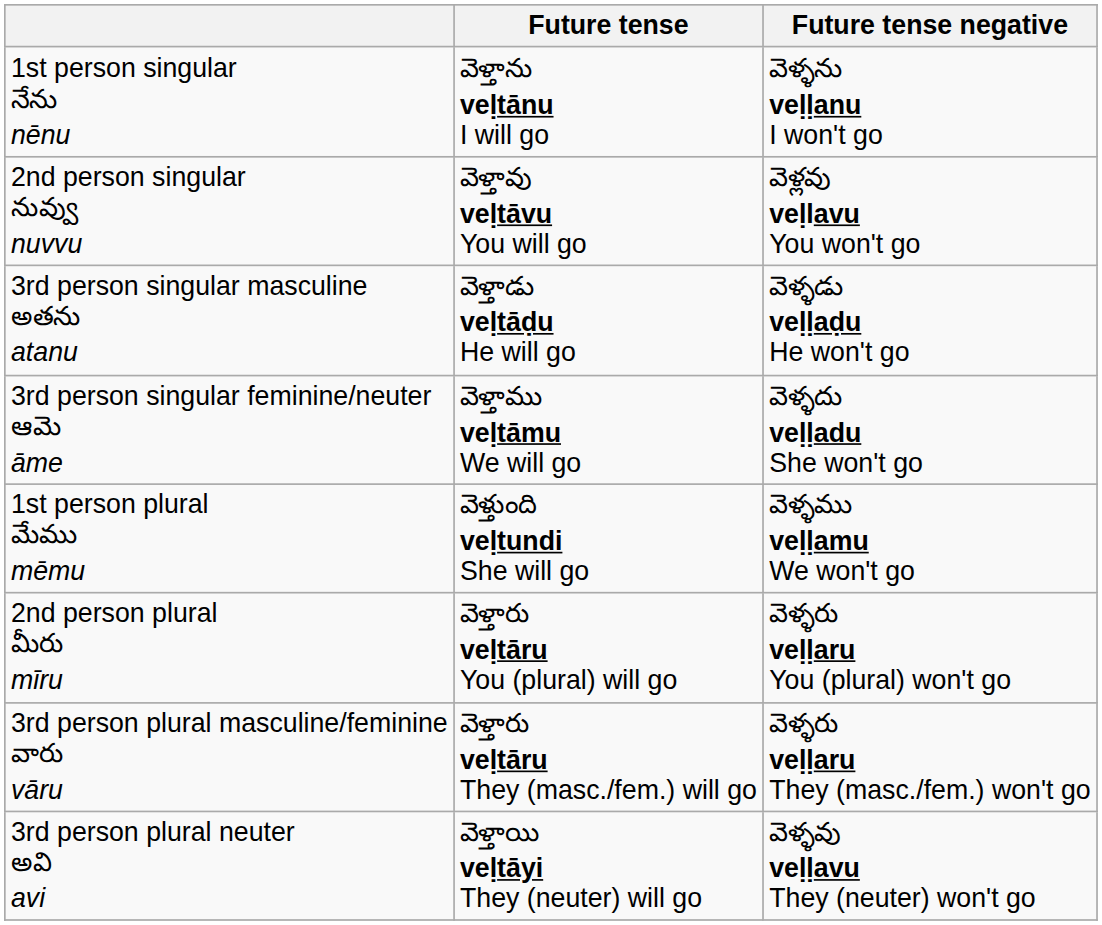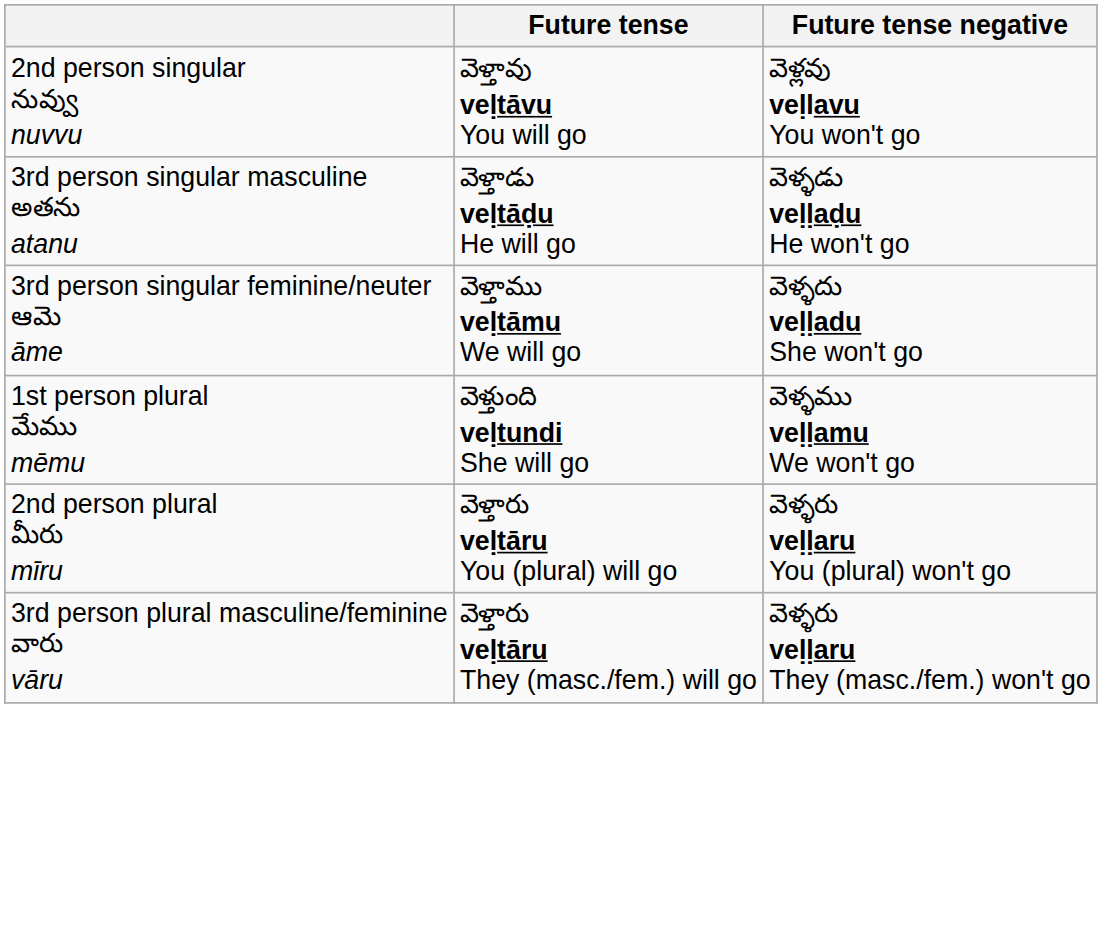- row: (124, 101)
- row: (153, 865)
